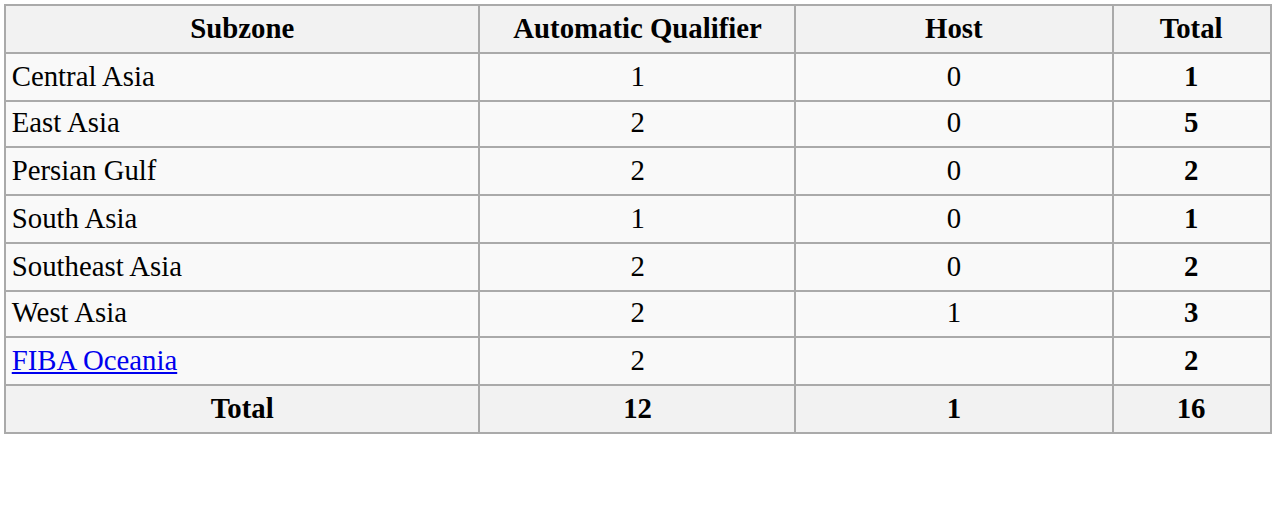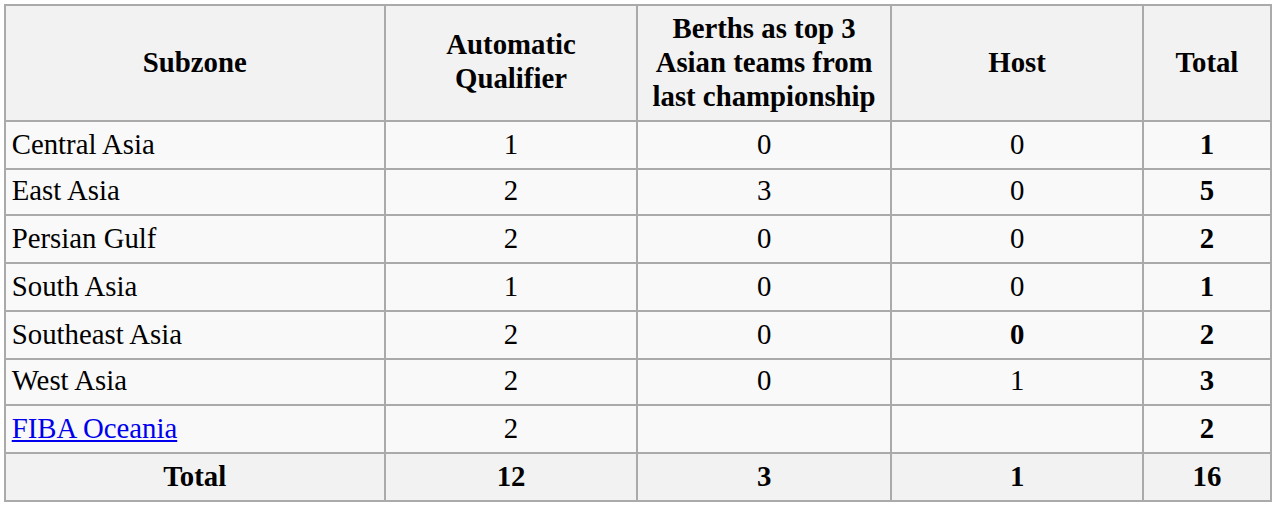+ column: (764, 62)
(954, 266) normal -> (1017, 334) bold
